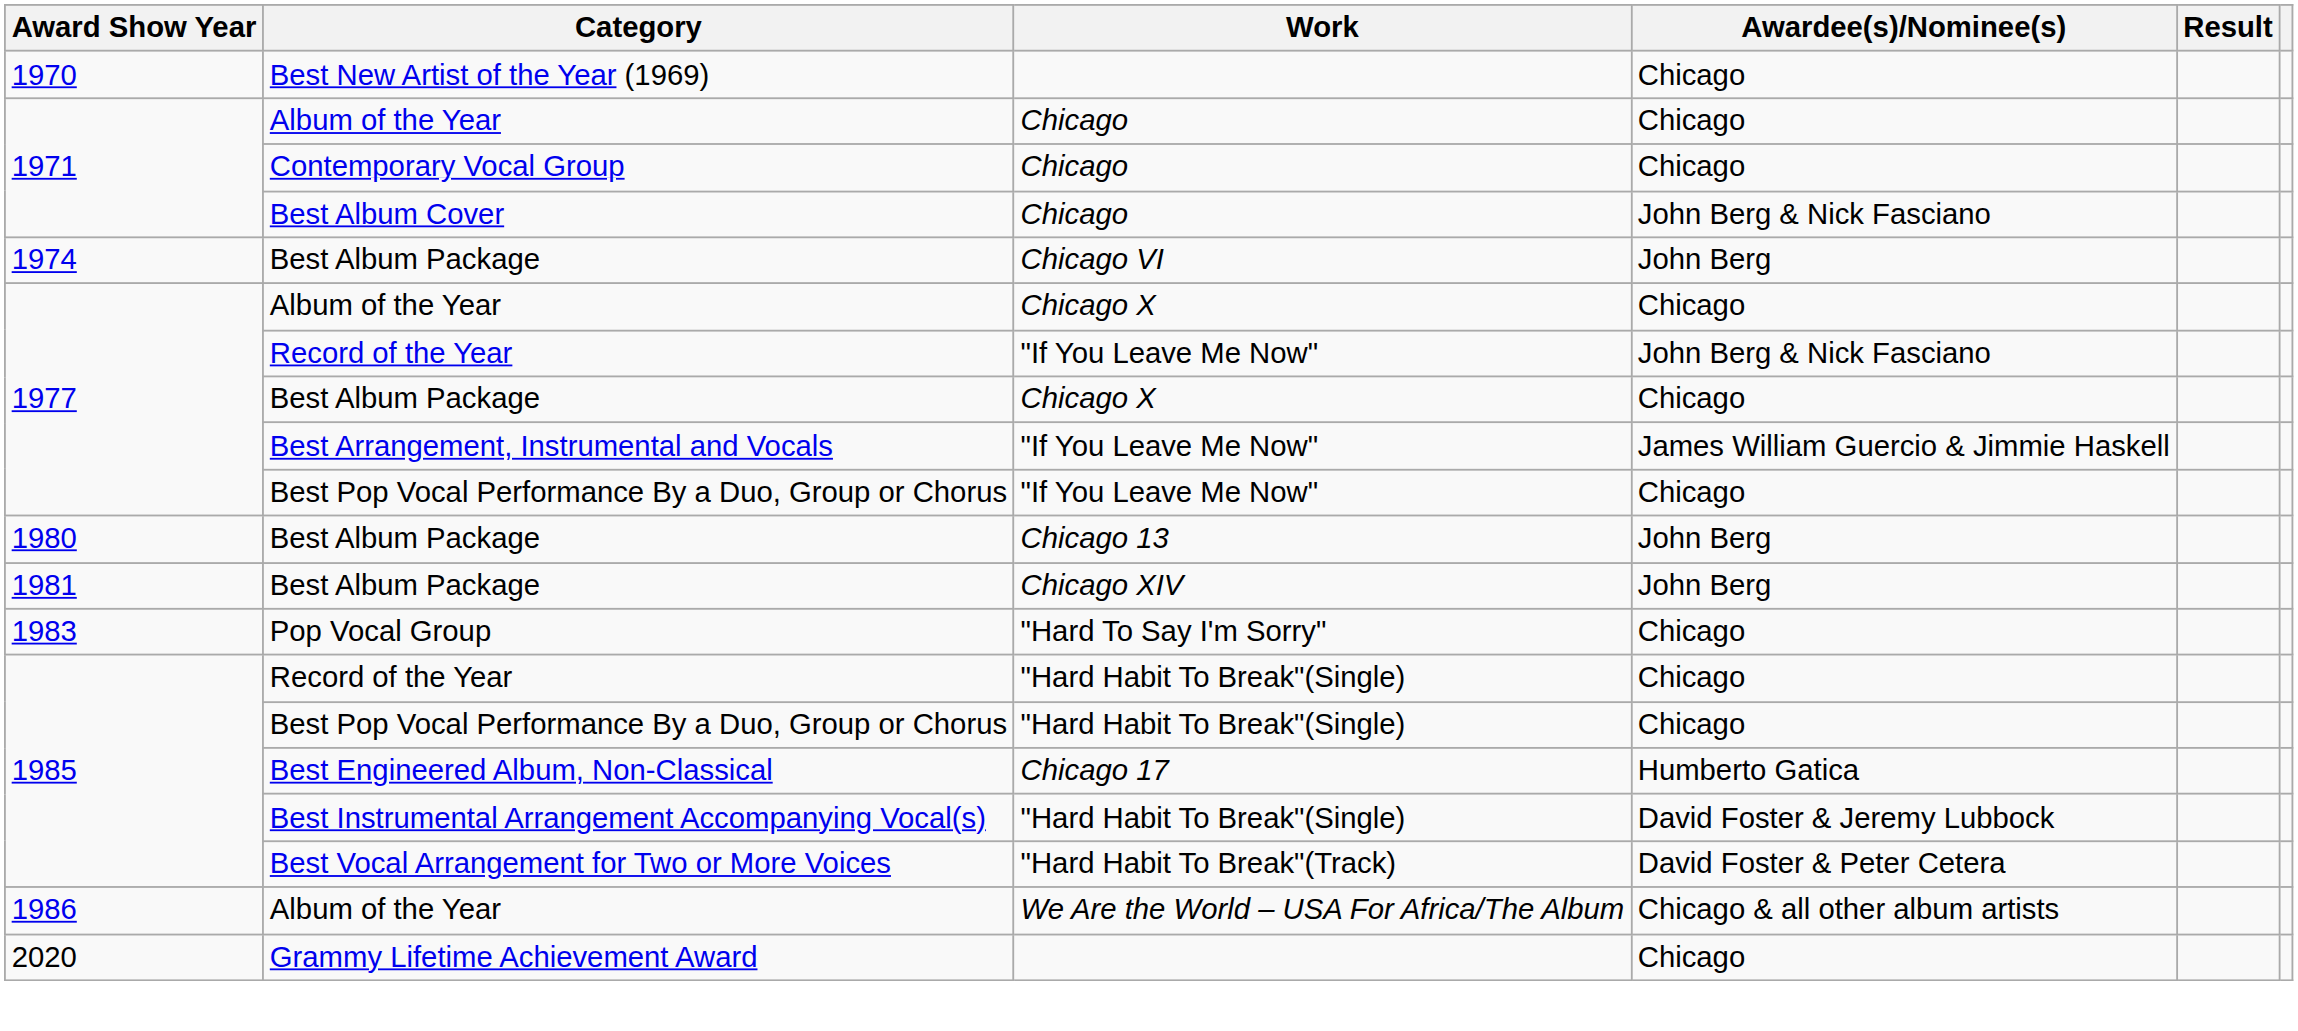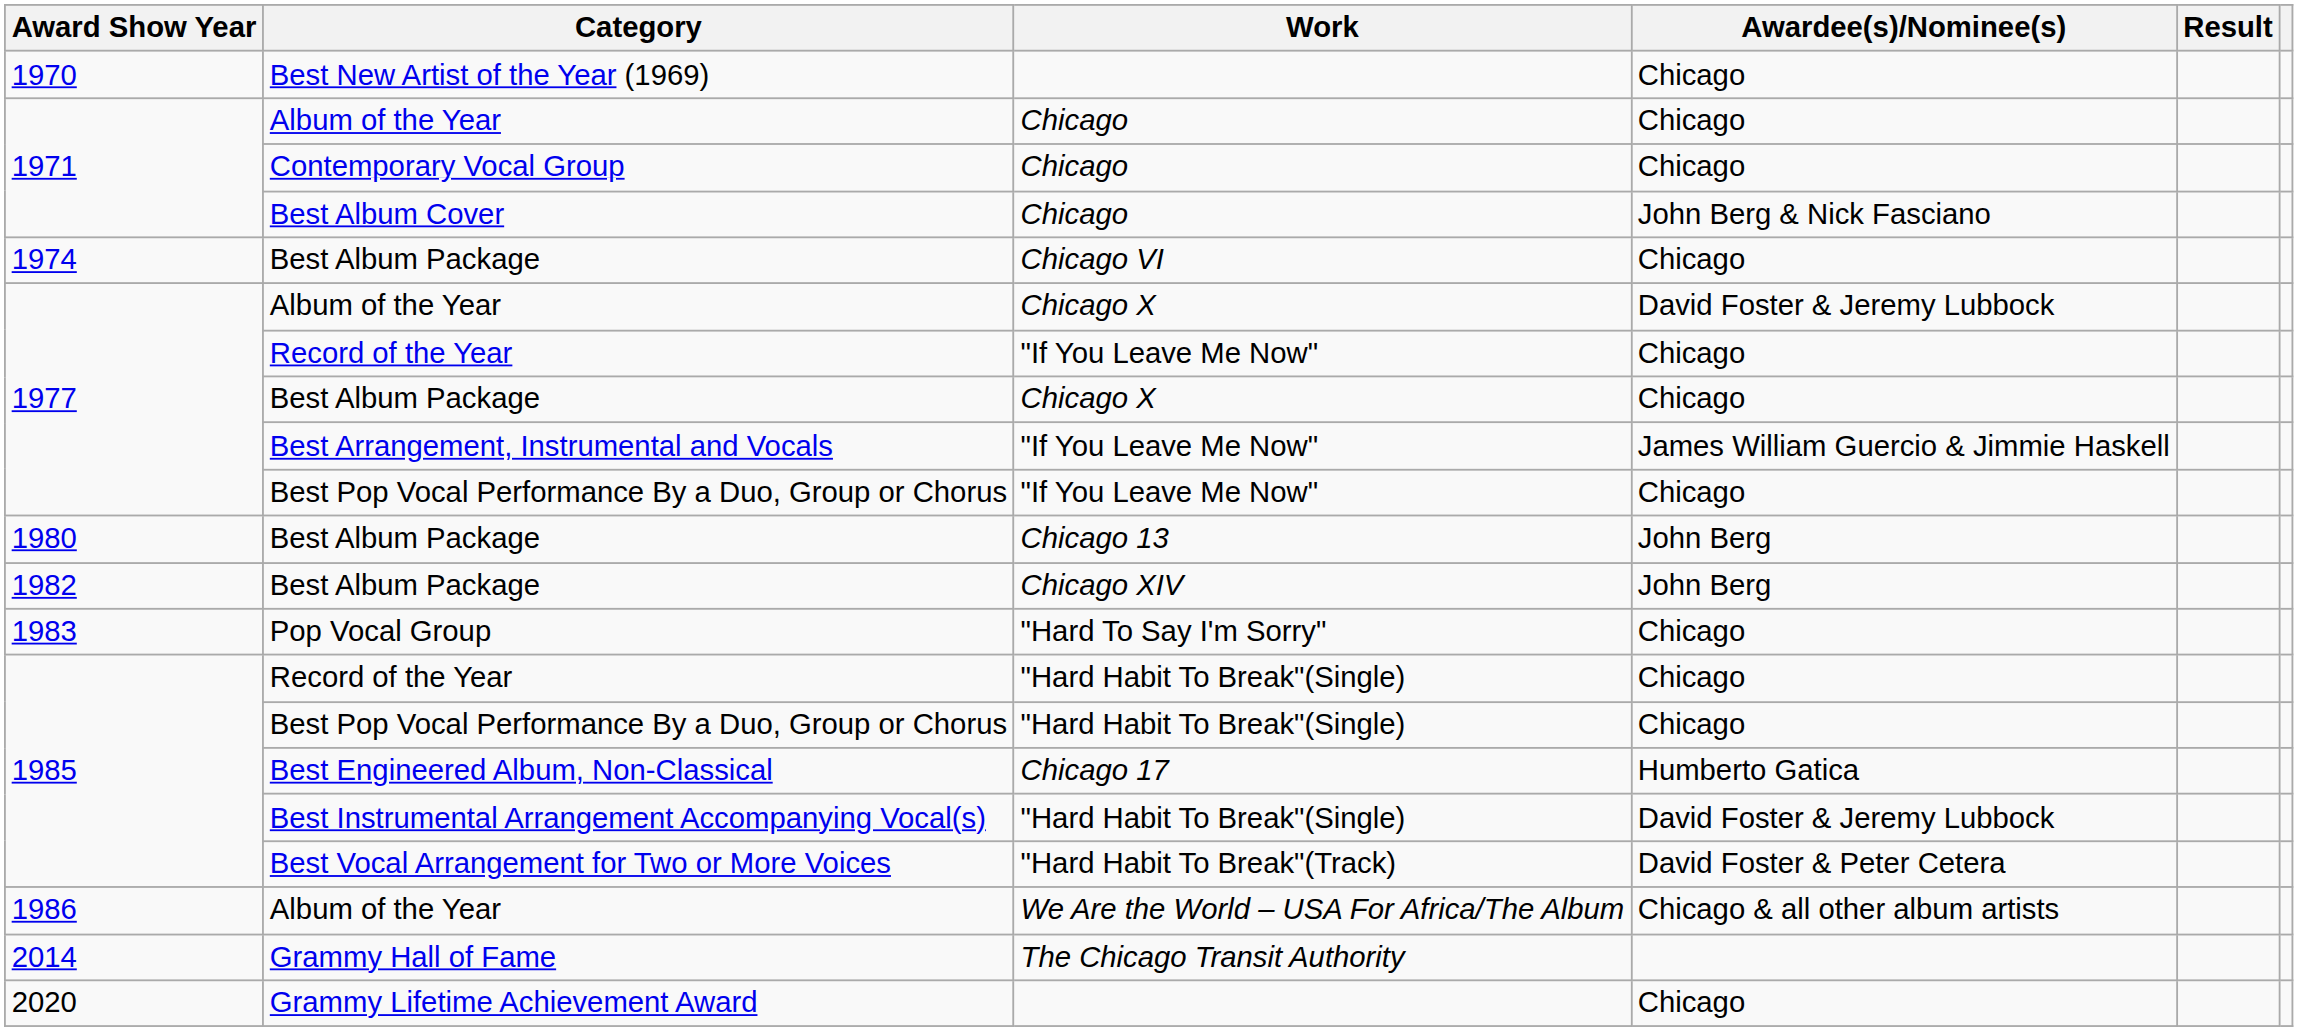(1704, 259) John Berg -> (1691, 259) Chicago
(1691, 306) Chicago -> (1846, 306) David Foster & Jeremy Lubbock
(1814, 352) John Berg & Nick Fasciano -> (1691, 352) Chicago
(44, 584) 1981 -> (44, 584) 1982
+ row: (413, 956)
